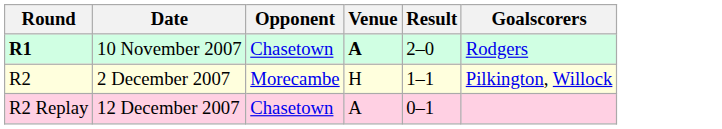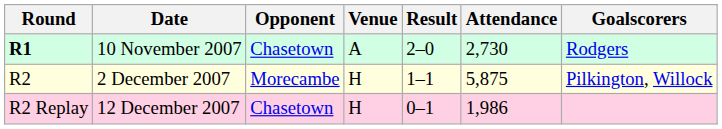+ column: (512, 19)
(355, 49) bold -> (355, 49) normal
(355, 108) A -> (355, 108) H
